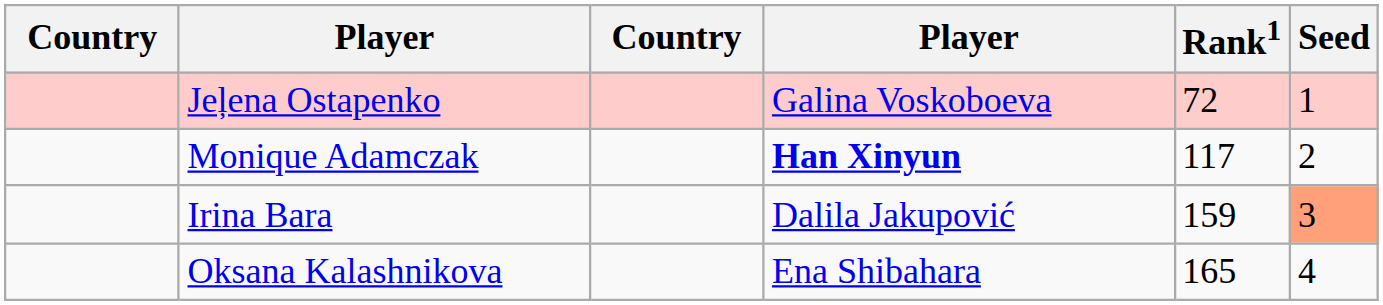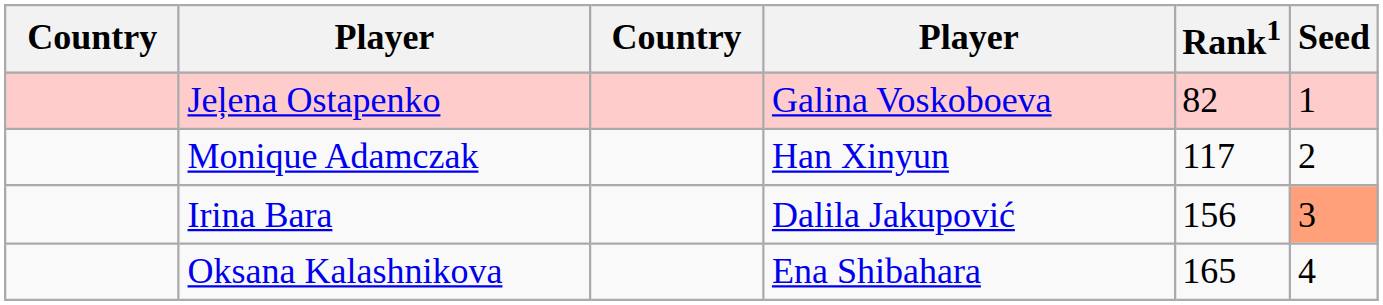(1200, 99) 72 -> (1200, 99) 82
(867, 156) bold -> (860, 156) normal
(1209, 214) 159 -> (1209, 214) 156
